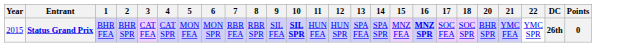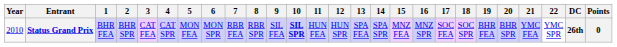+ column: (487, 11)
(15, 29) 2015 -> (15, 29) 2010
(425, 29) bold -> (424, 29) normal
